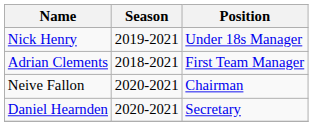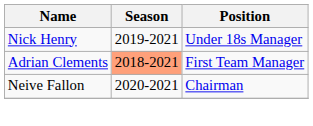(147, 62) no background -> (147, 62) lightsalmon background
- row: (58, 109)
